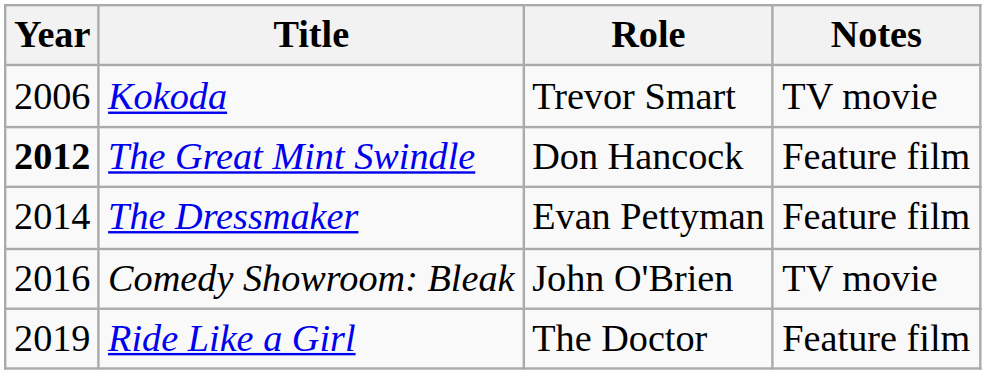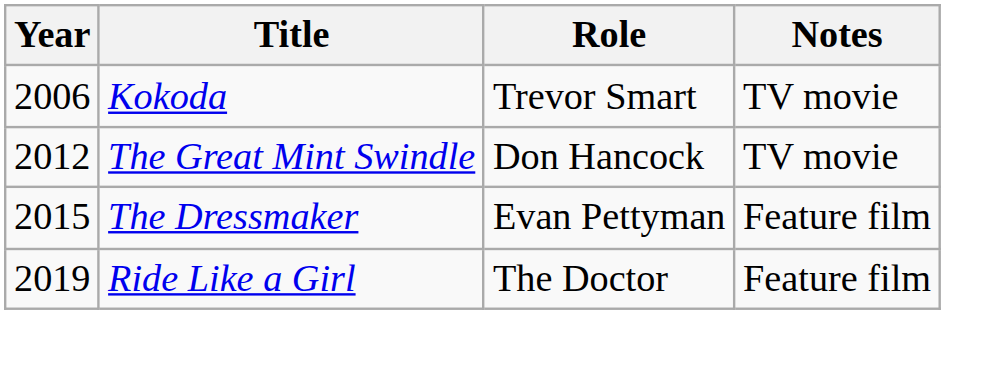(52, 156) bold -> (52, 156) normal
(876, 156) Feature film -> (821, 156) TV movie
(52, 216) 2014 -> (52, 216) 2015
- row: (311, 277)
